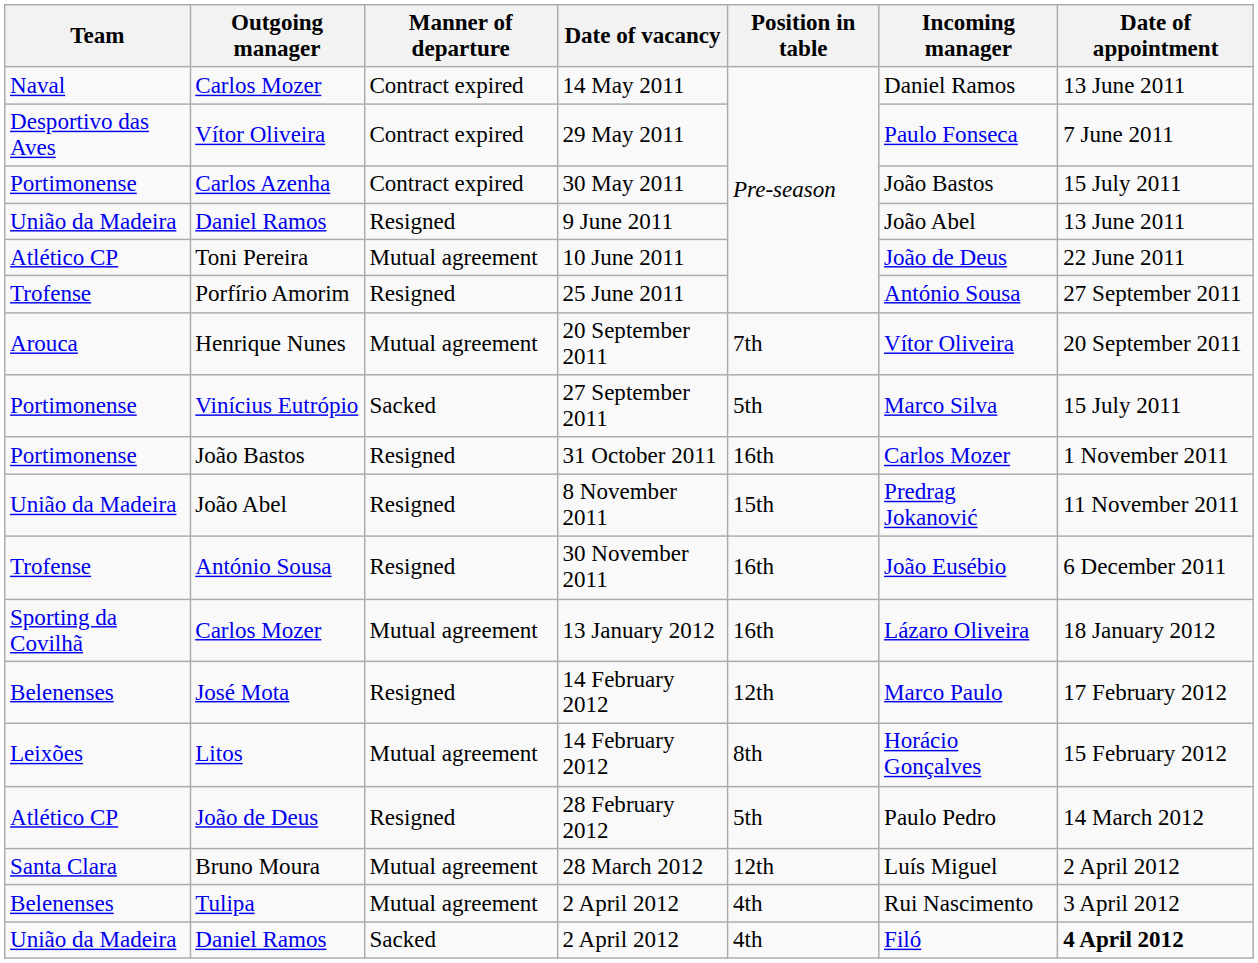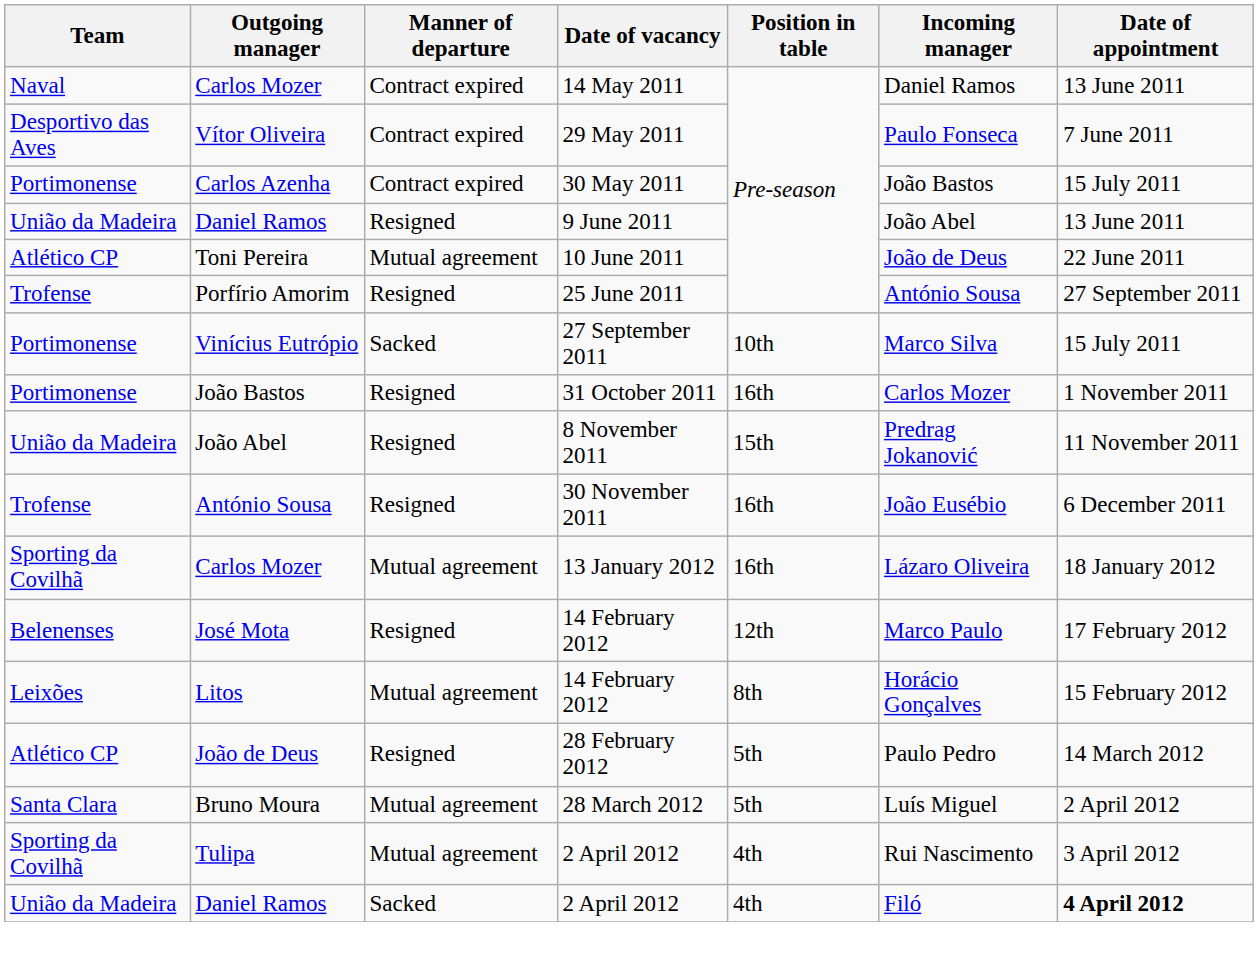- row: (270, 343)
(748, 405) 5th -> (754, 343) 10th
(754, 866) 12th -> (748, 804) 5th
(62, 903) Belenenses -> (63, 853) Sporting da Covilhã
